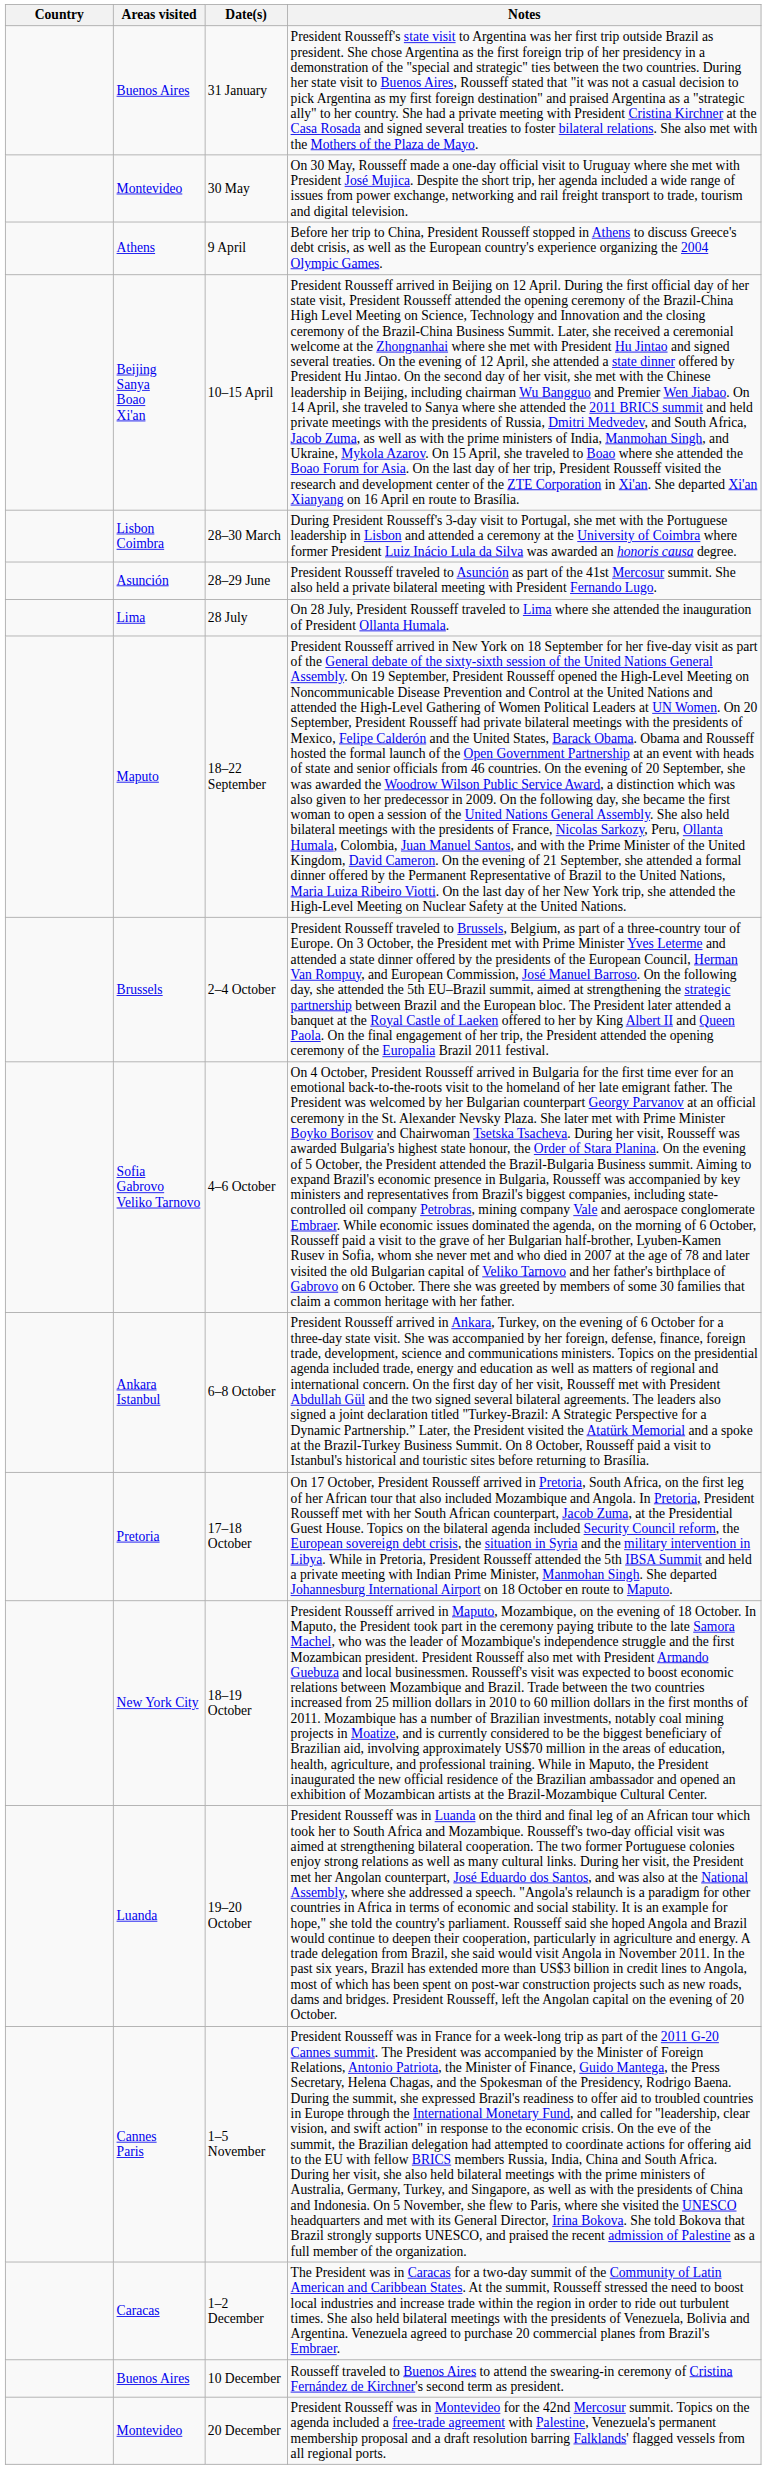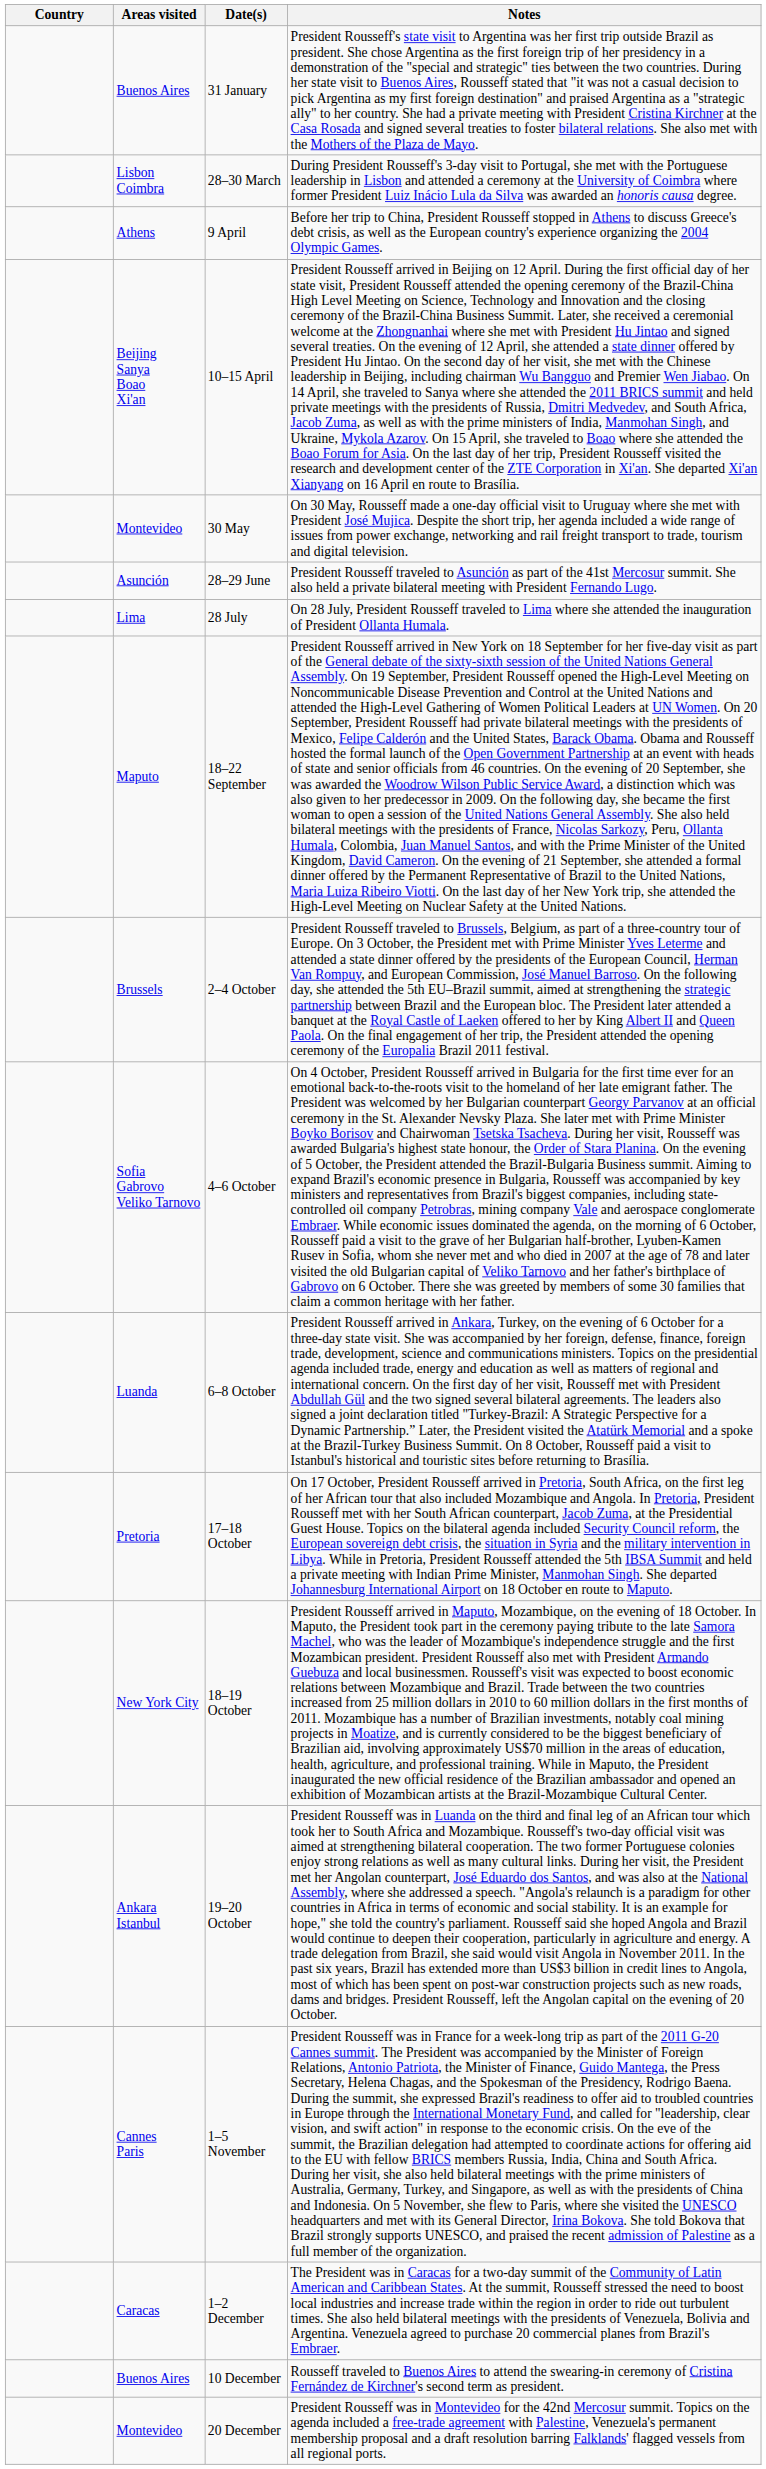rows swapped: (244, 536) <-> (229, 188)
(138, 1392) Ankara Istanbul -> (137, 1392) Luanda
(137, 1916) Luanda -> (138, 1916) Ankara Istanbul
